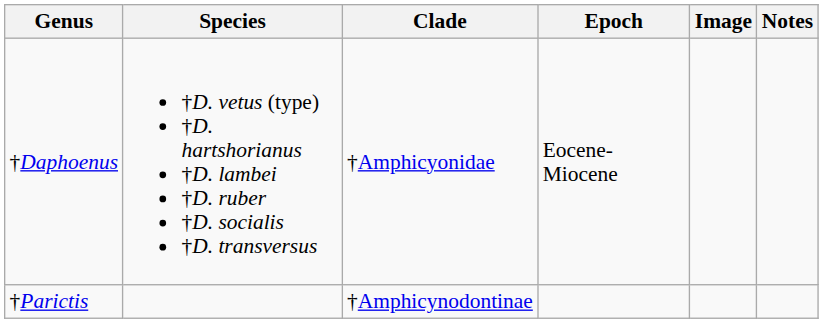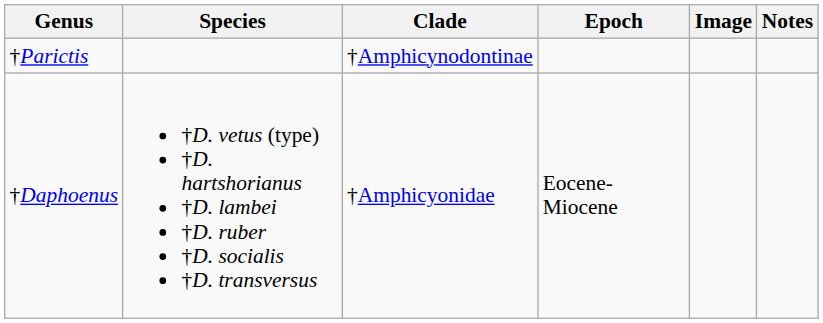rows swapped: (64, 161) <-> (49, 301)
